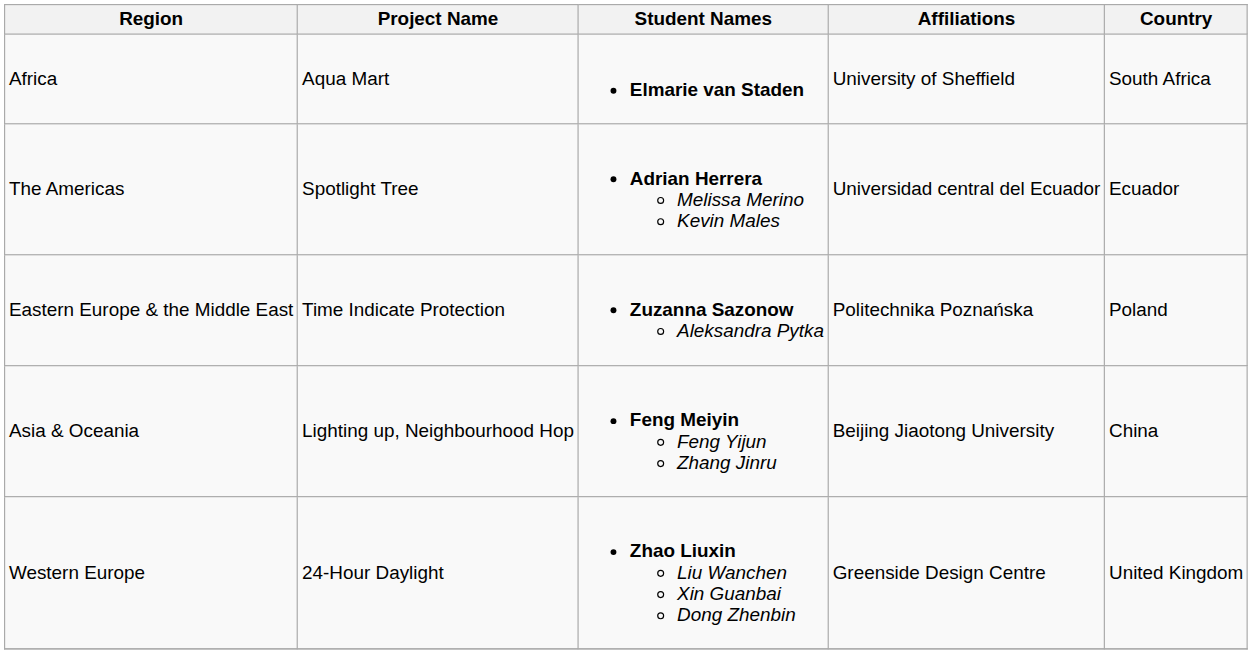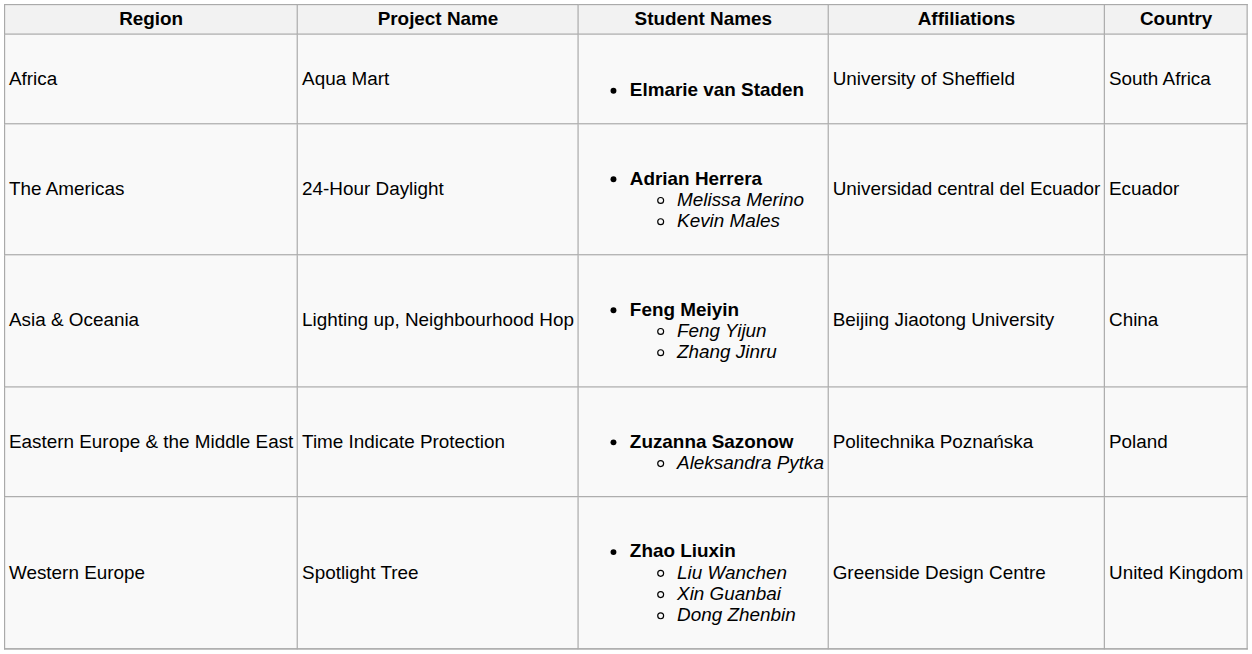(360, 189) Spotlight Tree -> (373, 189) 24-Hour Daylight
rows swapped: (74, 430) <-> (151, 309)
(373, 572) 24-Hour Daylight -> (360, 572) Spotlight Tree
